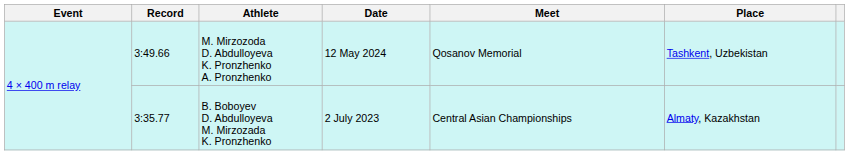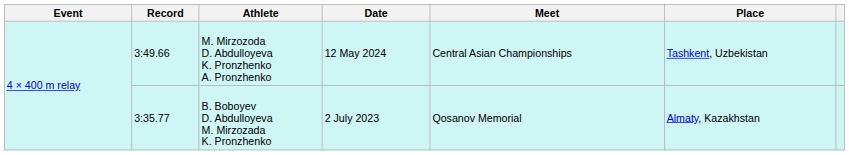(477, 54) Qosanov Memorial -> (502, 54) Central Asian Championships
(502, 118) Central Asian Championships -> (477, 118) Qosanov Memorial
